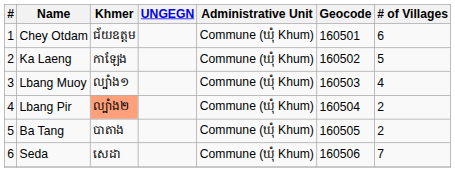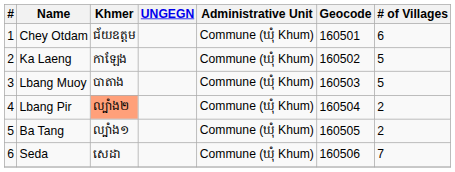(111, 82) ល្បាំង១ -> (109, 82) បាតាង
(381, 83) 4 -> (381, 83) 5
(109, 130) បាតាង -> (111, 130) ល្បាំង១
